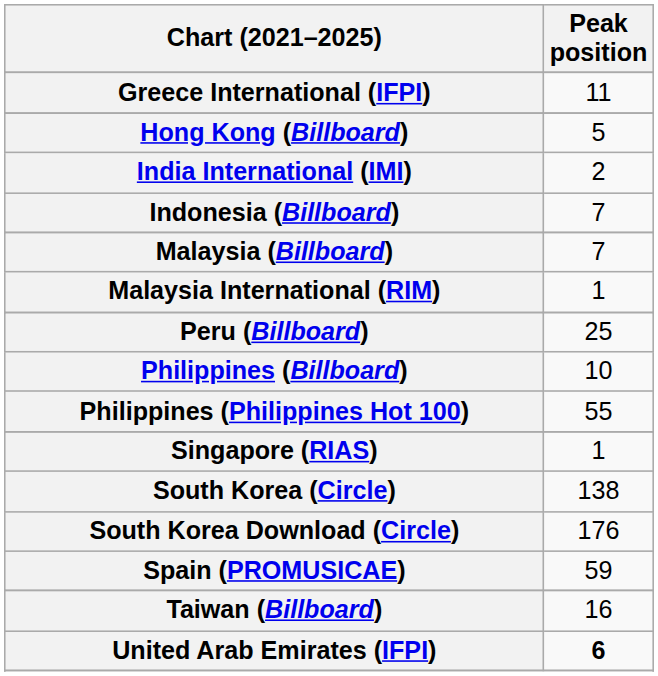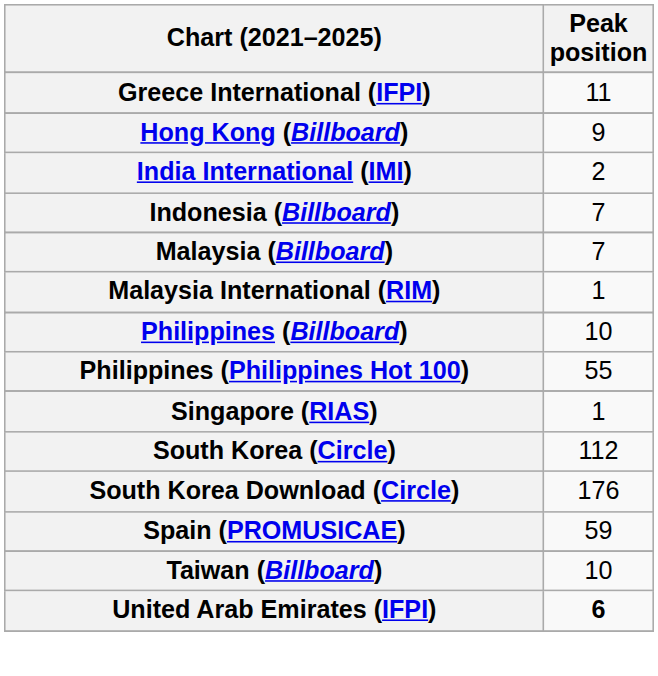(599, 132) 5 -> (599, 132) 9
- row: (274, 331)
(599, 490) 138 -> (599, 451) 112
(599, 610) 16 -> (599, 570) 10
